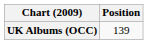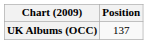(121, 30) 139 -> (121, 30) 137
